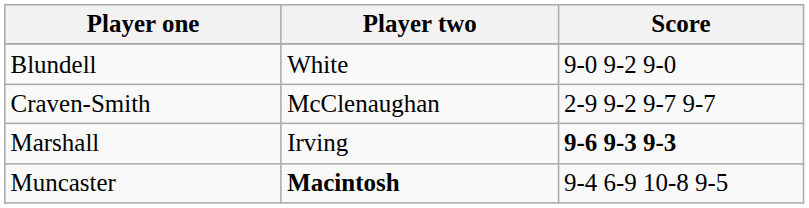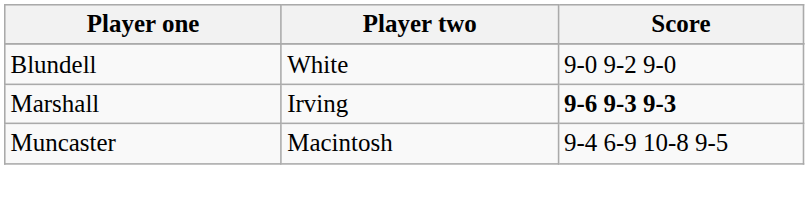- row: (81, 103)
(343, 182) bold -> (340, 143) normal
